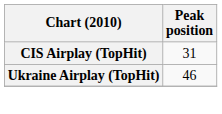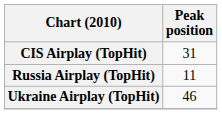+ row: (84, 75)
